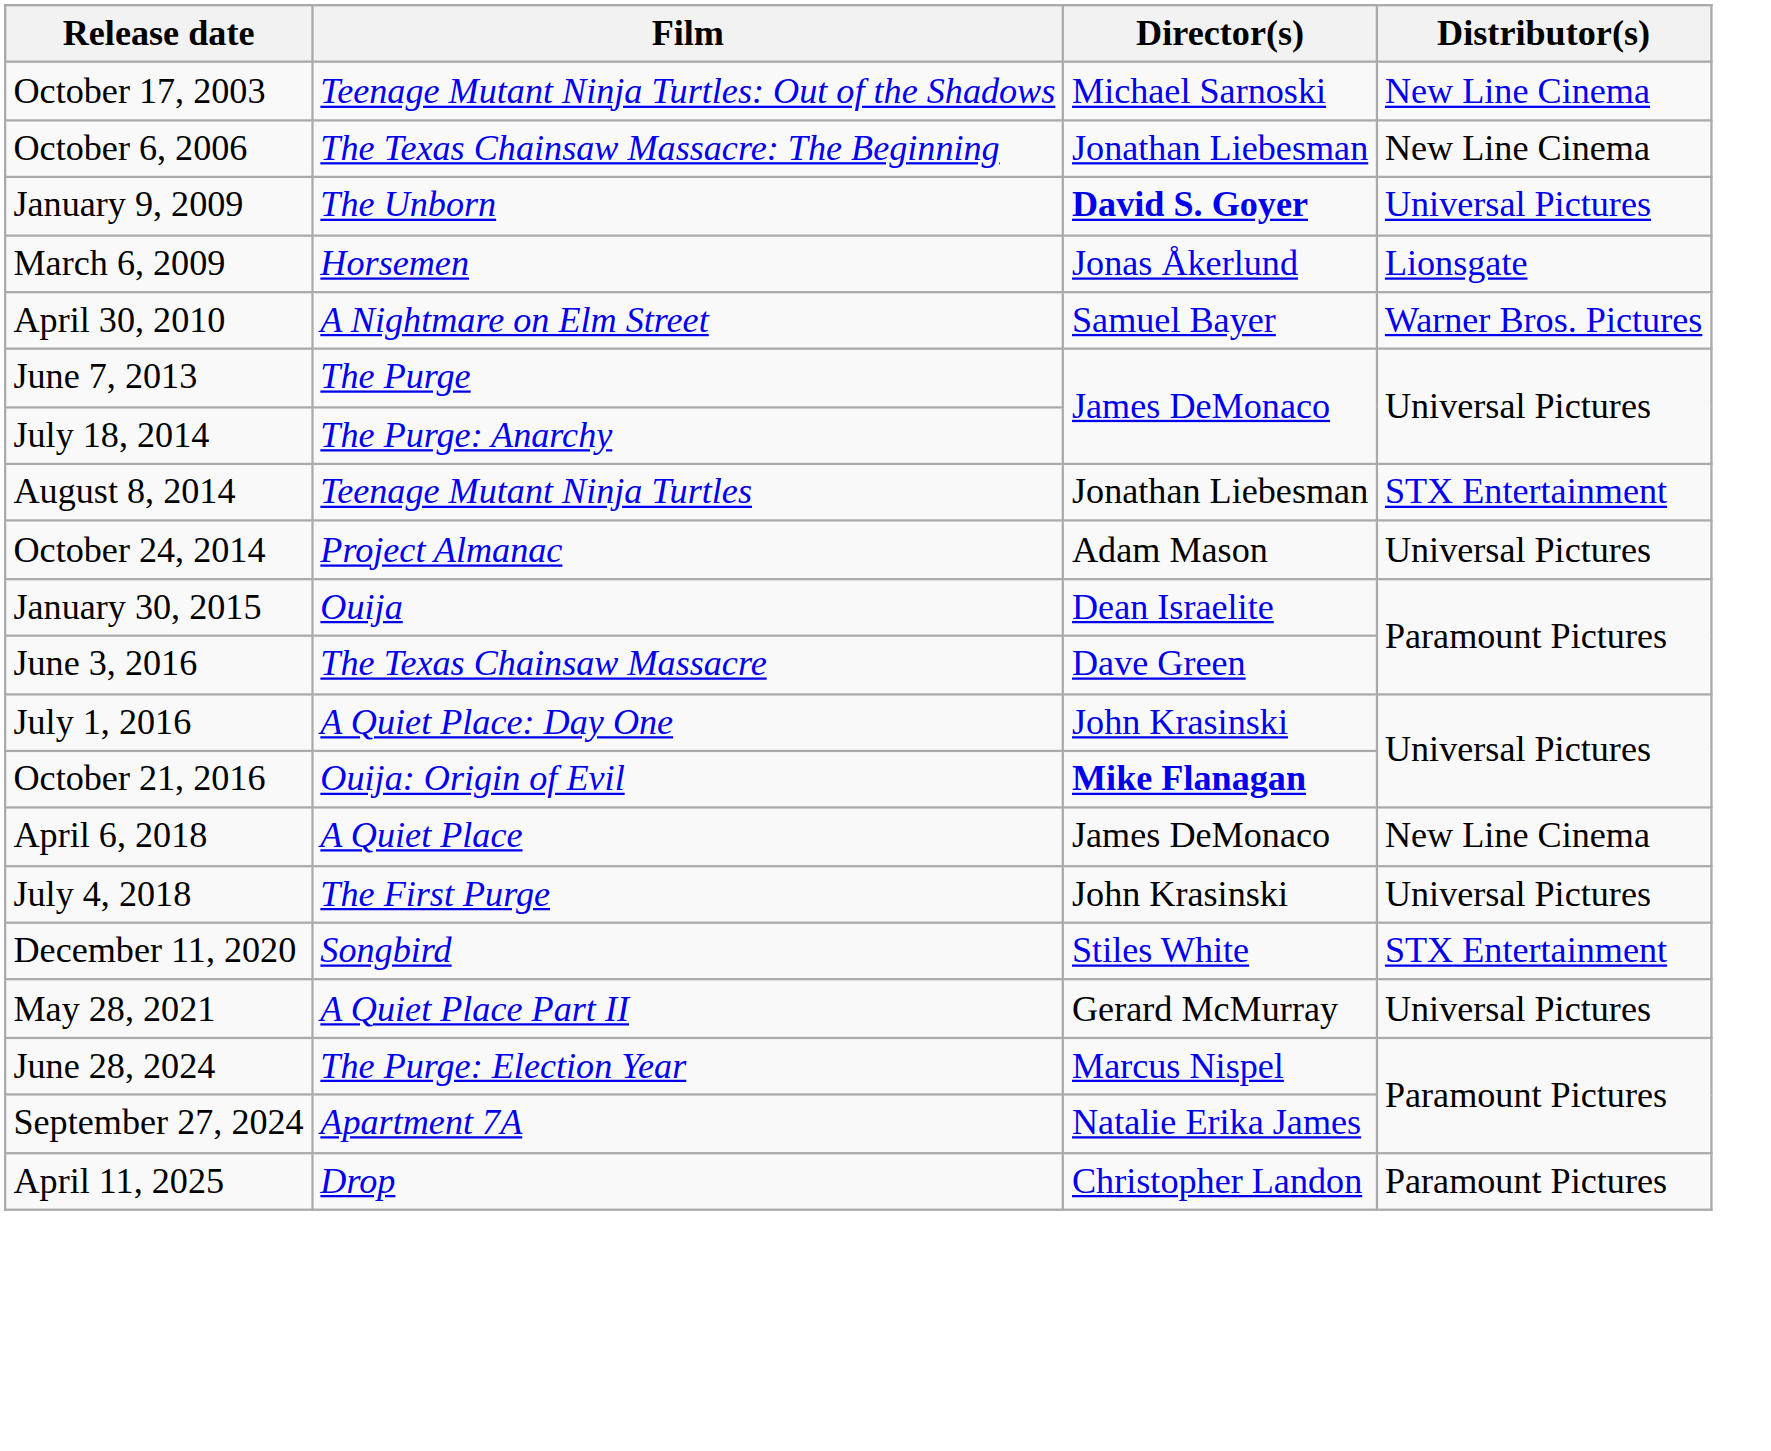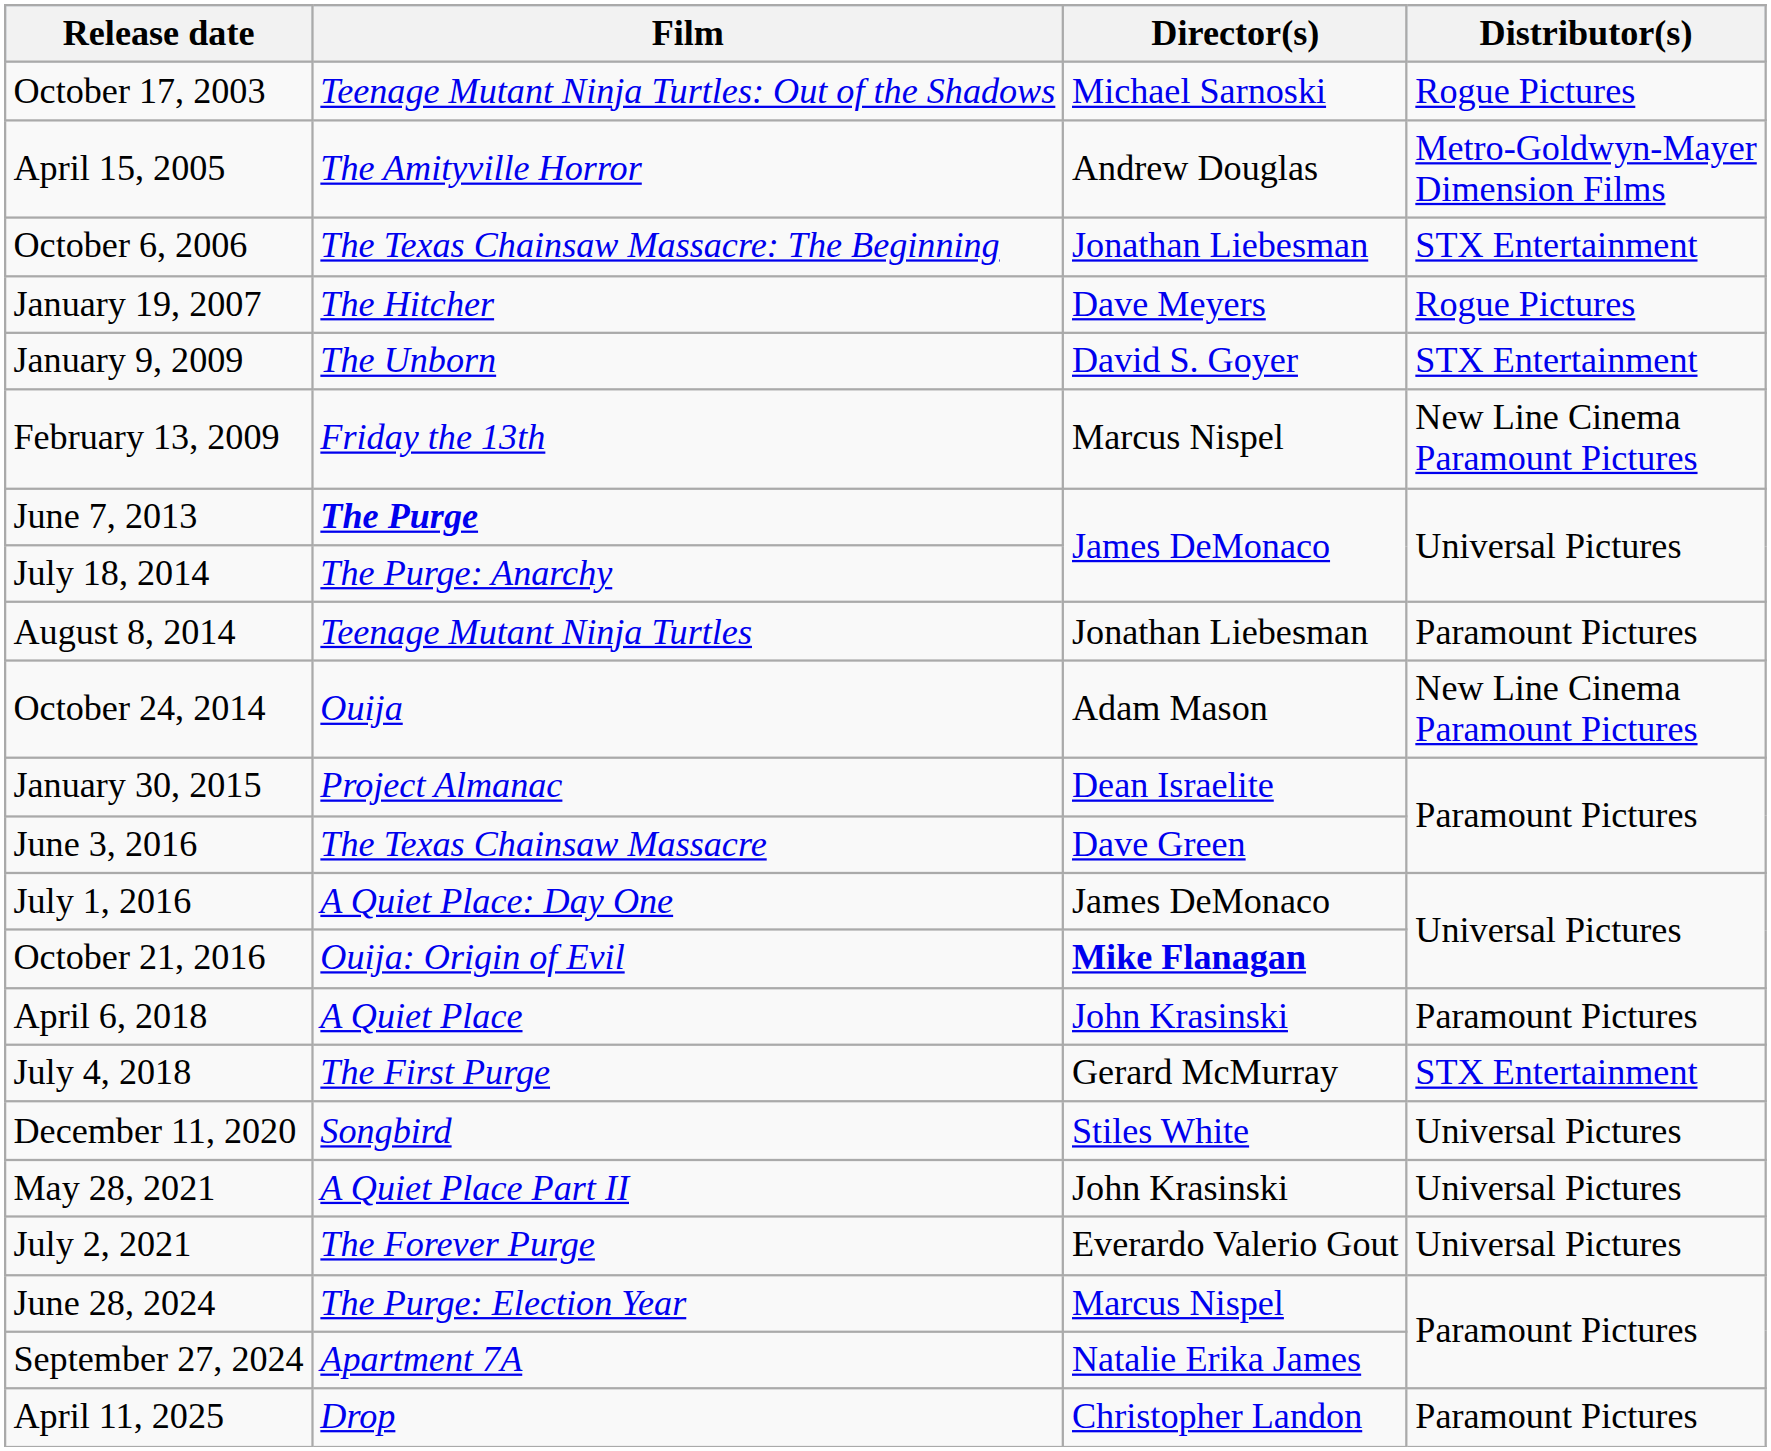(1517, 90) New Line Cinema -> (1525, 90) Rogue Pictures
+ row: (119, 168)
(1517, 147) New Line Cinema -> (1556, 245) STX Entertainment
+ row: (137, 303)
(1190, 205) bold -> (1185, 360) normal
(1518, 205) Universal Pictures -> (1556, 360) STX Entertainment
+ row: (147, 438)
- row: (119, 262)
- row: (119, 319)
(396, 377) normal -> (399, 515) bold
(1526, 491) STX Entertainment -> (1556, 630) Paramount Pictures
(441, 549) Project Almanac -> (362, 708) Ouija
(1518, 549) Universal Pictures -> (1556, 708) New Line Cinema Paramount Pictures
(362, 606) Ouija -> (441, 786) Project Almanac
(1180, 721) John Krasinski -> (1201, 900) James DeMonaco
(1201, 836) James DeMonaco -> (1180, 1015) John Krasinski
(1517, 836) New Line Cinema -> (1556, 1015) Paramount Pictures
(1180, 893) John Krasinski -> (1205, 1072) Gerard McMurray
(1518, 893) Universal Pictures -> (1556, 1072) STX Entertainment
(1526, 950) STX Entertainment -> (1548, 1130) Universal Pictures
(1205, 1008) Gerard McMurray -> (1180, 1187) John Krasinski
+ row: (102, 1244)
